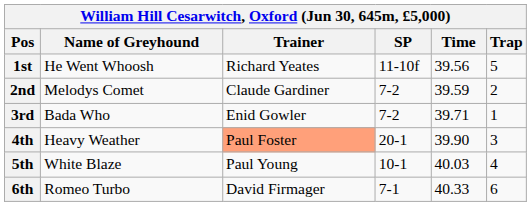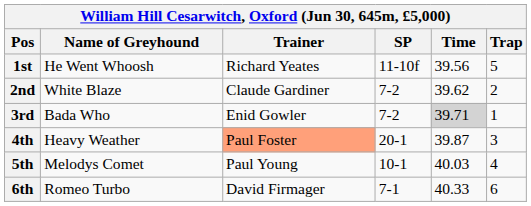(94, 90) Melodys Comet -> (83, 90) White Blaze
(452, 90) 39.59 -> (452, 90) 39.62
(452, 115) no background -> (452, 115) lightgrey background
(452, 139) 39.90 -> (452, 139) 39.87
(83, 164) White Blaze -> (94, 164) Melodys Comet
